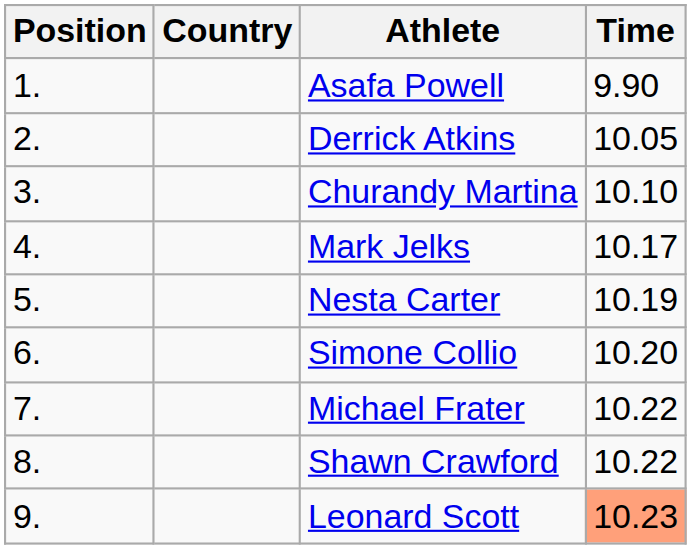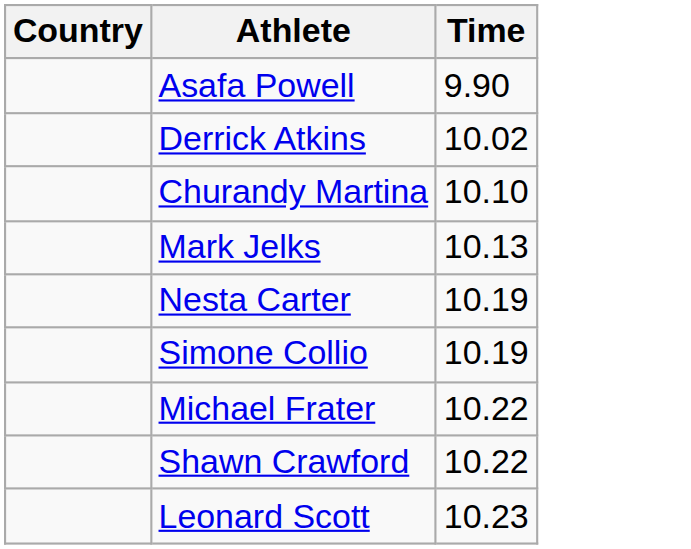- column: (80, 31)
(636, 138) 10.05 -> (486, 138) 10.02
(636, 246) 10.17 -> (486, 246) 10.13
(636, 354) 10.20 -> (486, 354) 10.19
(636, 515) lightsalmon background -> (486, 515) no background
